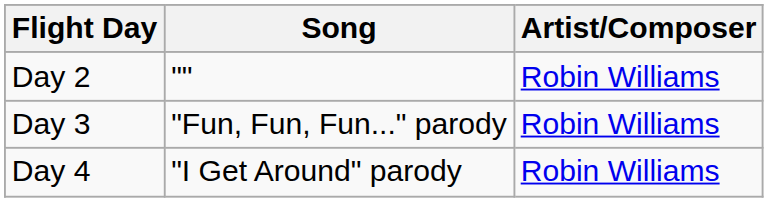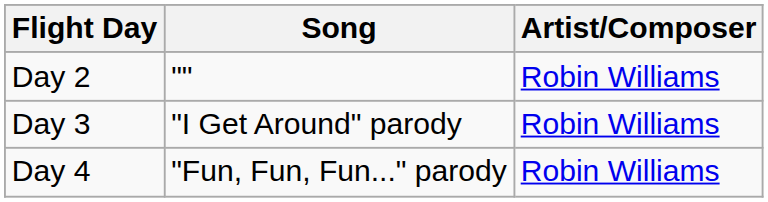(339, 123) "Fun, Fun, Fun..." parody -> (316, 123) "I Get Around" parody
(316, 171) "I Get Around" parody -> (339, 171) "Fun, Fun, Fun..." parody
